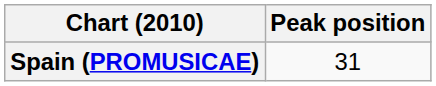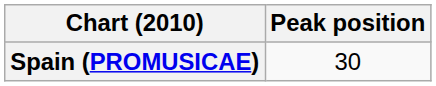(348, 61) 31 -> (348, 61) 30
